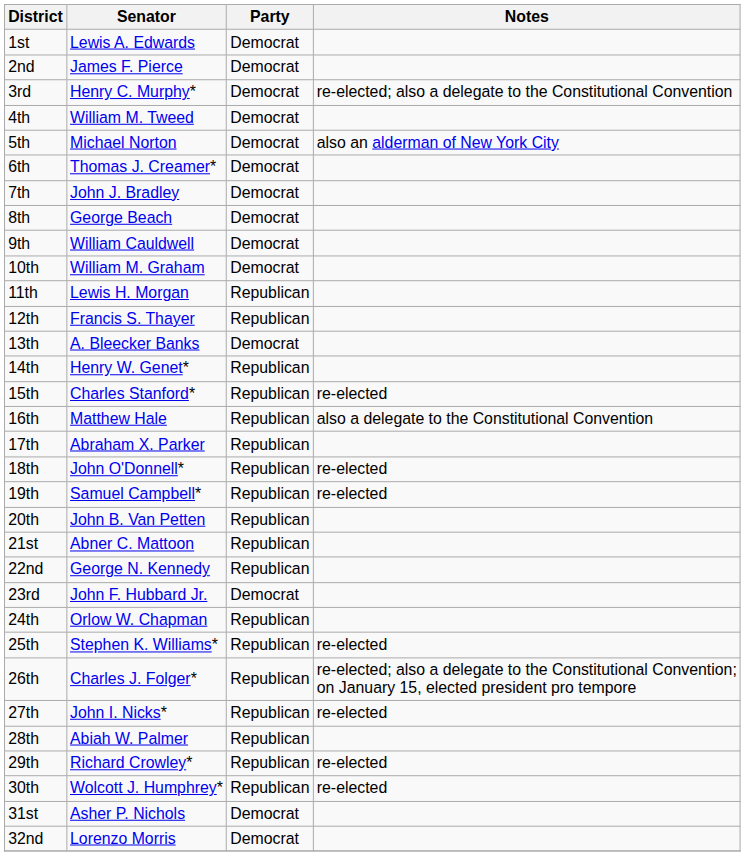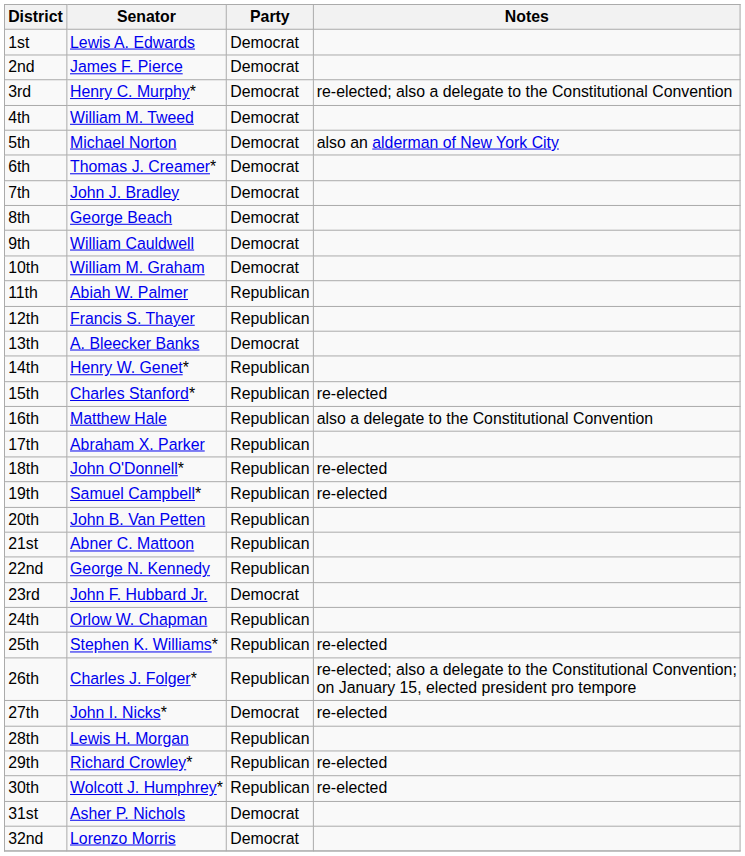(129, 293) Lewis H. Morgan -> (129, 293) Abiah W. Palmer
(270, 713) Republican -> (265, 713) Democrat
(129, 738) Abiah W. Palmer -> (129, 738) Lewis H. Morgan
